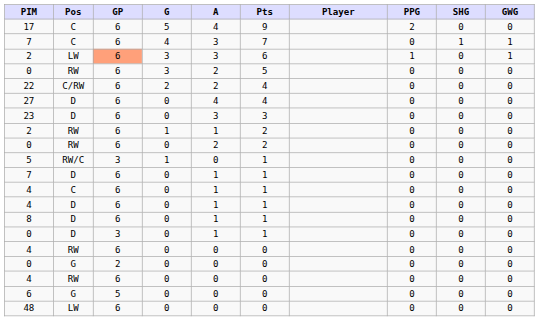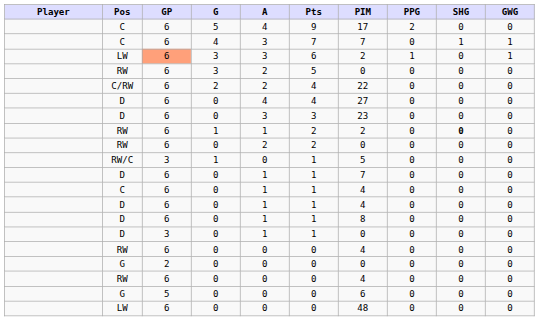columns swapped: (338, 12) <-> (29, 12)
(461, 130) normal -> (461, 130) bold
